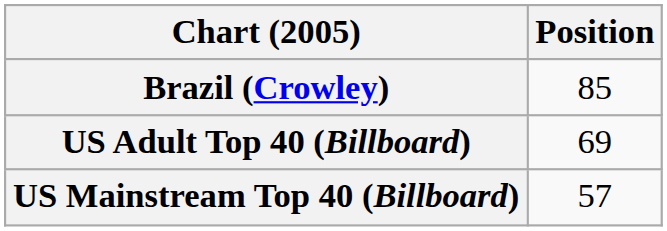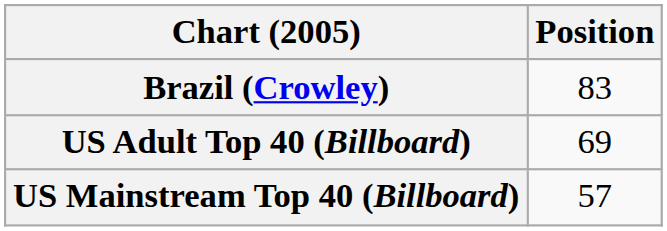(595, 86) 85 -> (595, 86) 83
